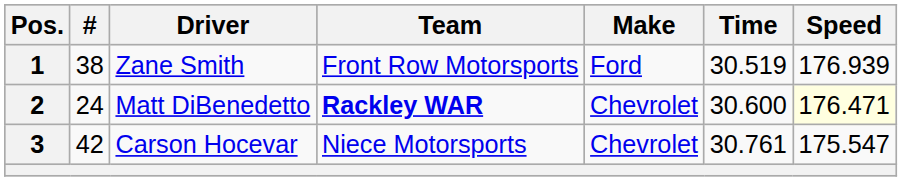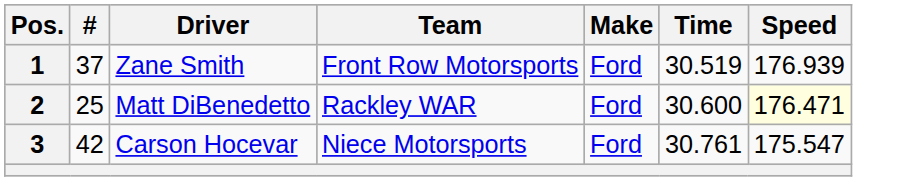(90, 65) 38 -> (90, 65) 37
(90, 105) 24 -> (90, 105) 25
(403, 105) bold -> (399, 105) normal
(644, 105) Chevrolet -> (616, 105) Ford
(644, 145) Chevrolet -> (616, 145) Ford
